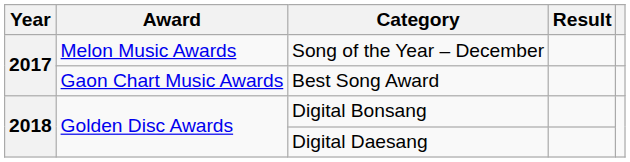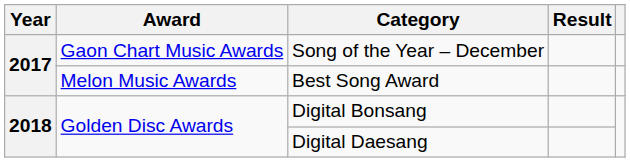(148, 50) Melon Music Awards -> (172, 50) Gaon Chart Music Awards
(172, 80) Gaon Chart Music Awards -> (148, 80) Melon Music Awards
